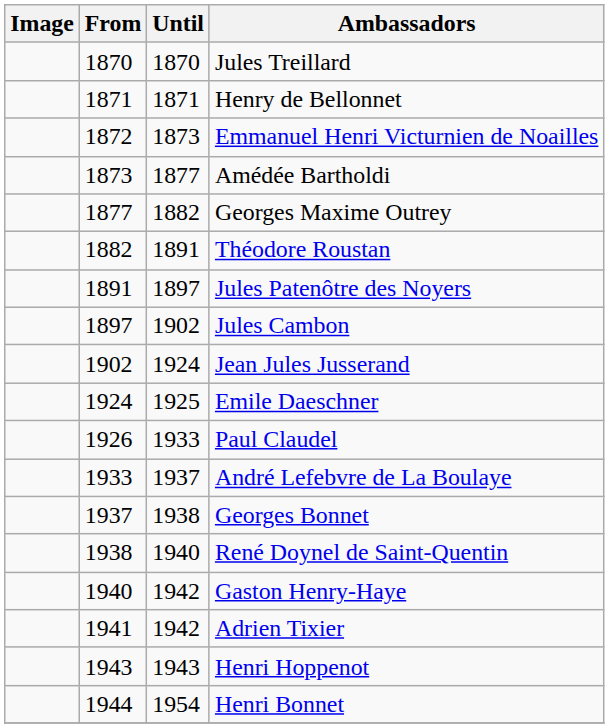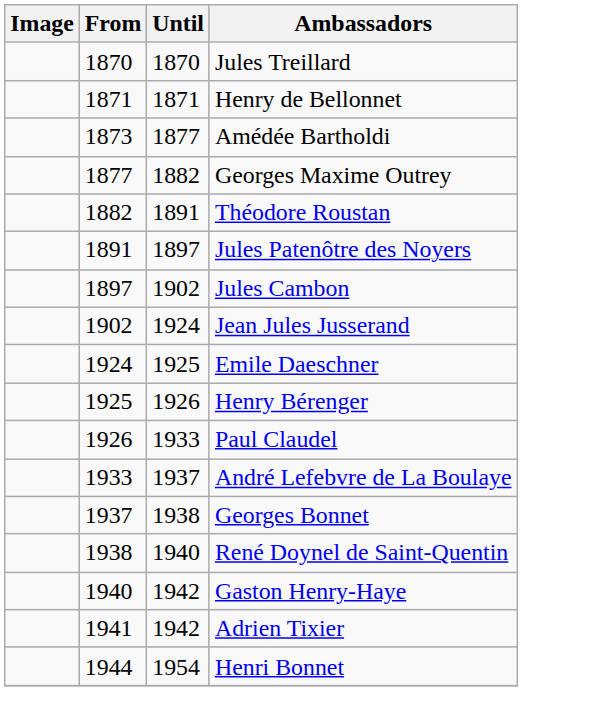- row: (407, 136)
+ row: (291, 401)
- row: (292, 666)
